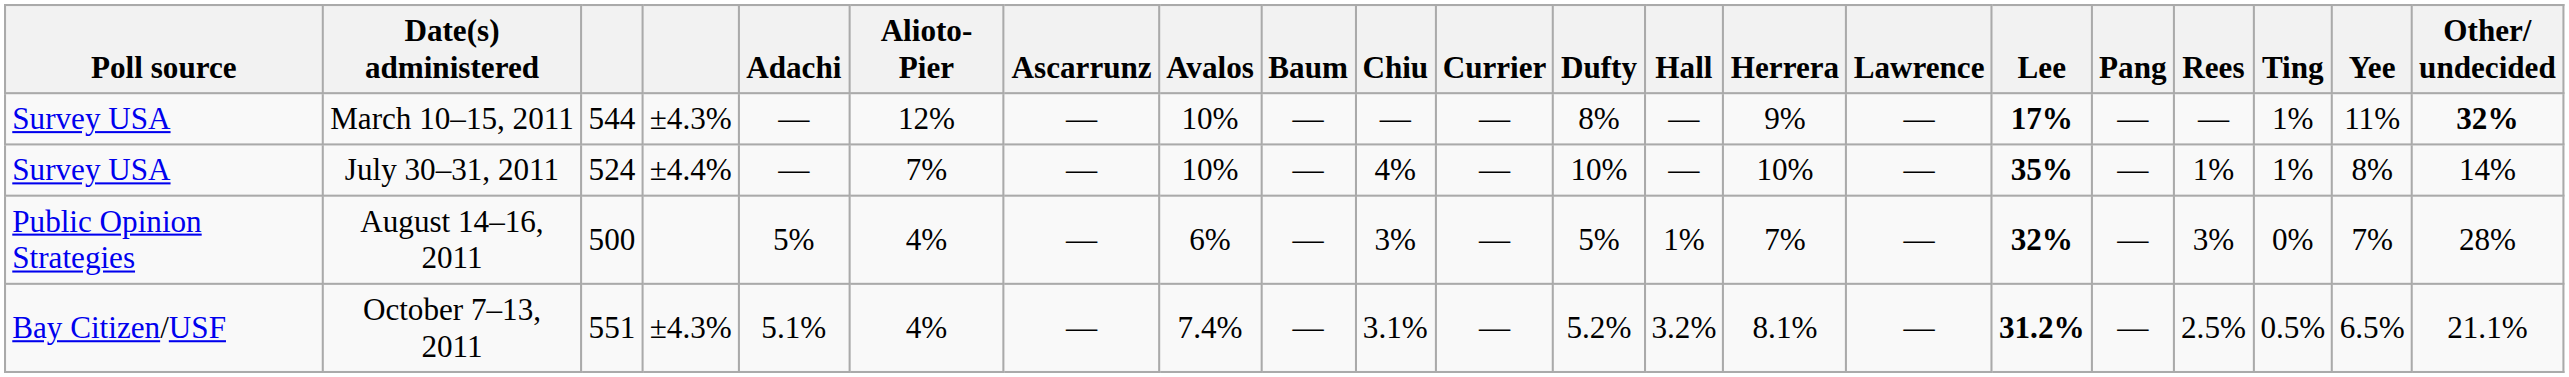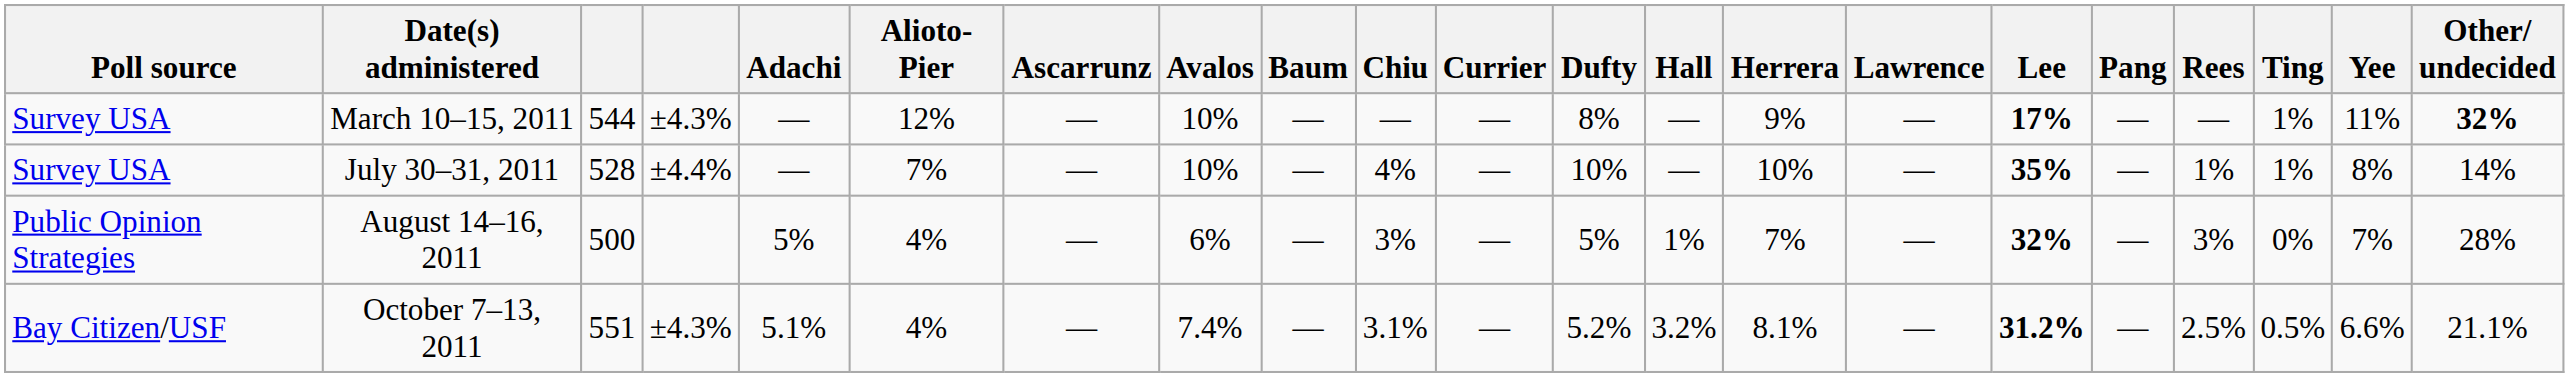(612, 170) 524 -> (612, 170) 528
(2372, 328) 6.5% -> (2372, 328) 6.6%
